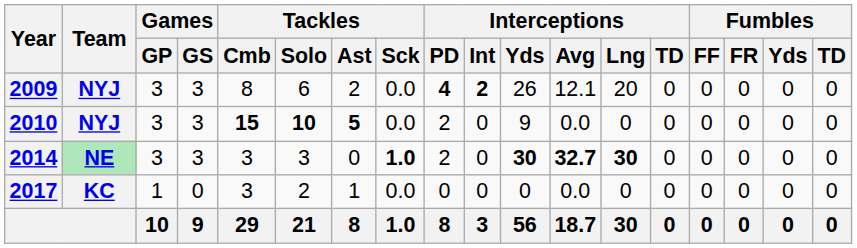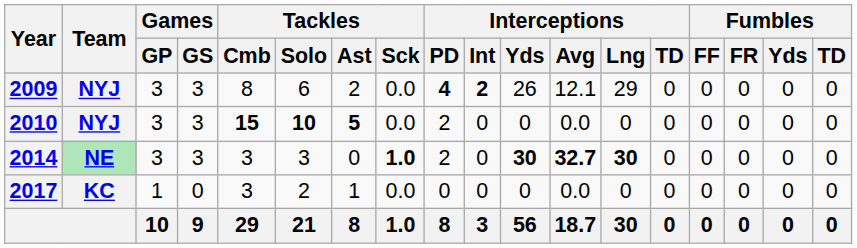(626, 89) 20 -> (626, 89) 29
(525, 123) 9 -> (525, 123) 0
